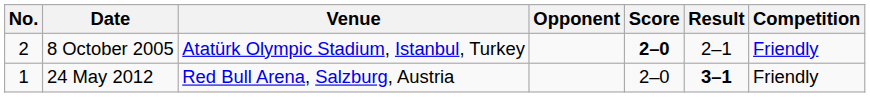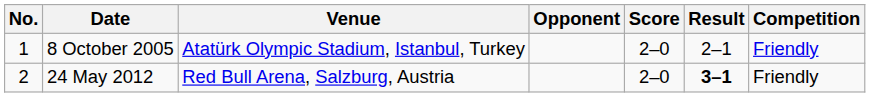(24, 48) 2 -> (24, 48) 1
(654, 48) bold -> (654, 48) normal
(24, 77) 1 -> (24, 77) 2
